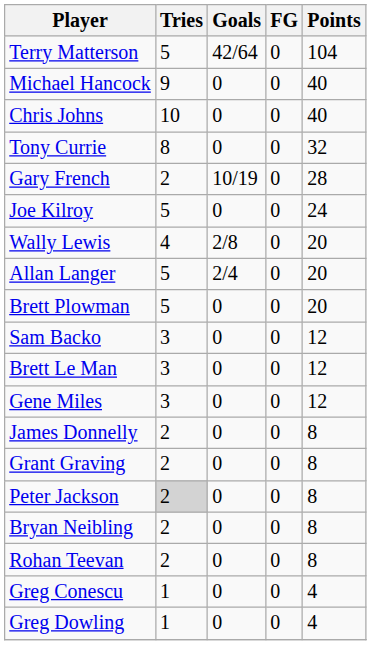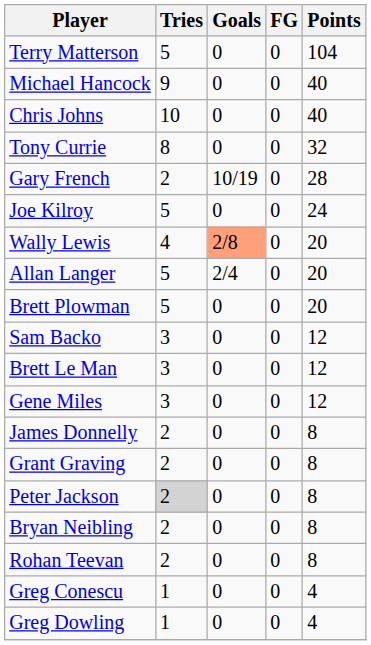(235, 52) 42/64 -> (217, 52) 0
(225, 242) no background -> (225, 242) lightsalmon background
